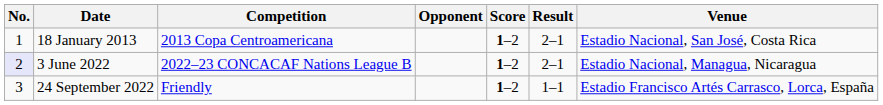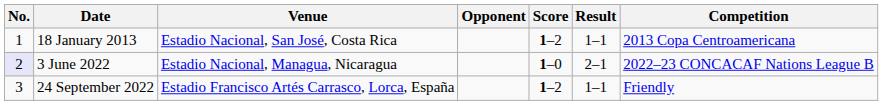columns swapped: (727, 16) <-> (286, 16)
(553, 40) 2–1 -> (596, 40) 1–1
(508, 64) 1–2 -> (551, 64) 1–0
